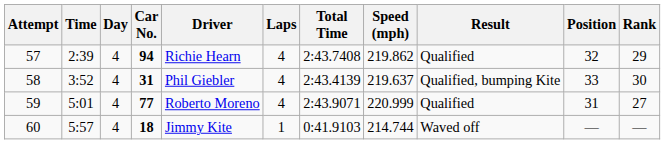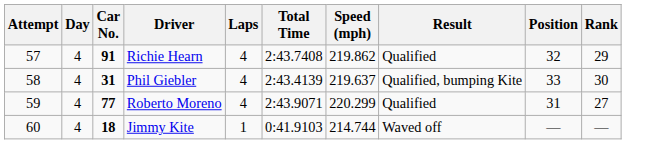- column: (81, 24)
(146, 56) 94 -> (108, 56) 91
(390, 104) 220.999 -> (352, 104) 220.299
